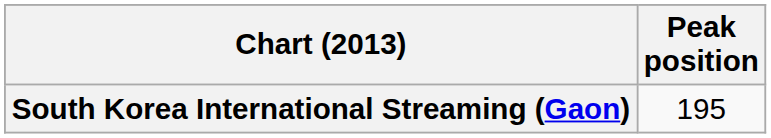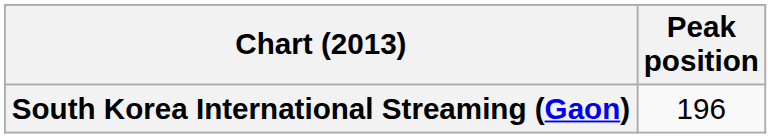(701, 108) 195 -> (701, 108) 196
